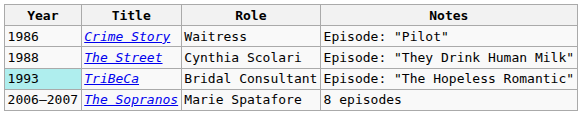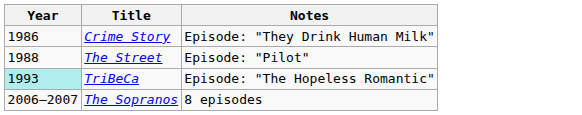- column: (251, 15)
(386, 36) Episode: "Pilot" -> (310, 36) Episode: "They Drink Human Milk"
(449, 57) Episode: "They Drink Human Milk" -> (247, 57) Episode: "Pilot"
